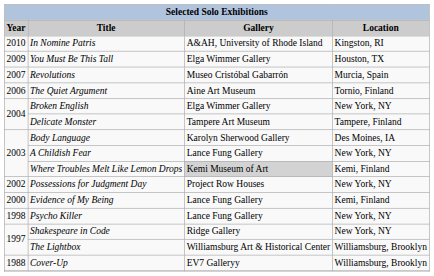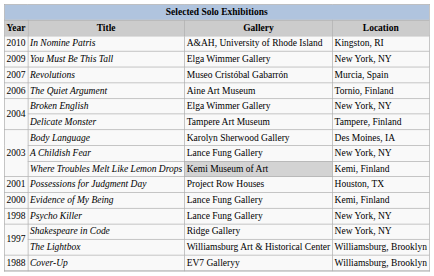(359, 59) Houston, TX -> (363, 59) New York, NY
(16, 185) 2002 -> (16, 185) 2001
(363, 185) New York, NY -> (359, 185) Houston, TX
